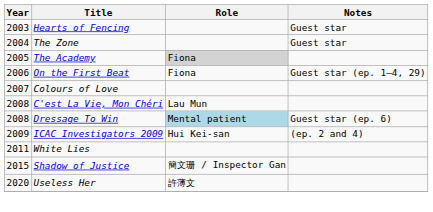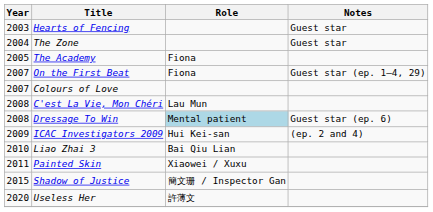(182, 58) lightgrey background -> (182, 58) no background
(18, 73) 2006 -> (18, 73) 2007
+ row: (65, 149)
+ row: (67, 165)
- row: (62, 149)
